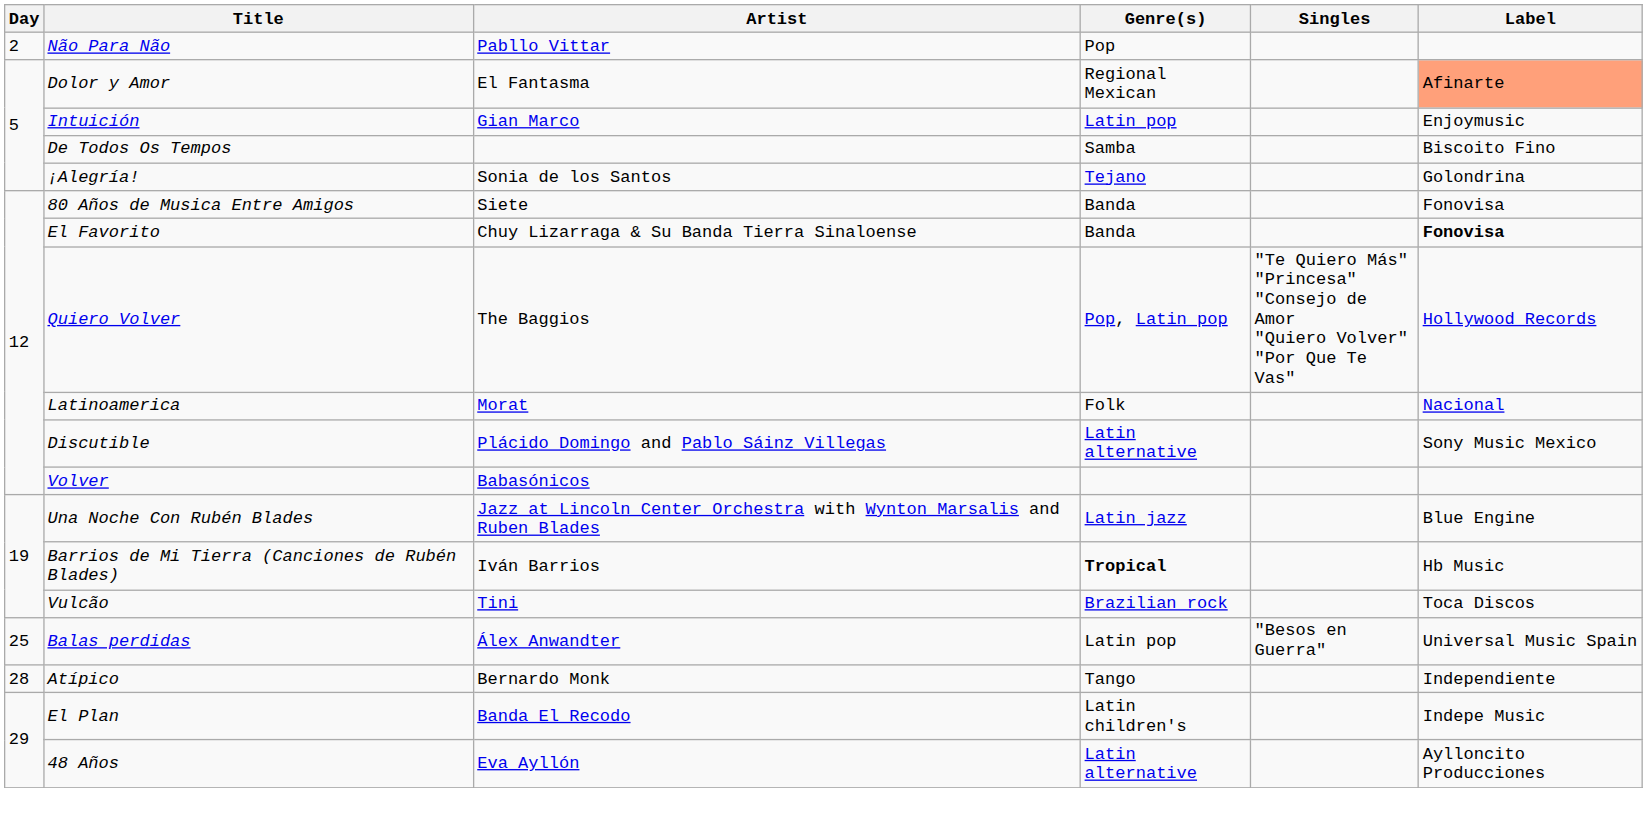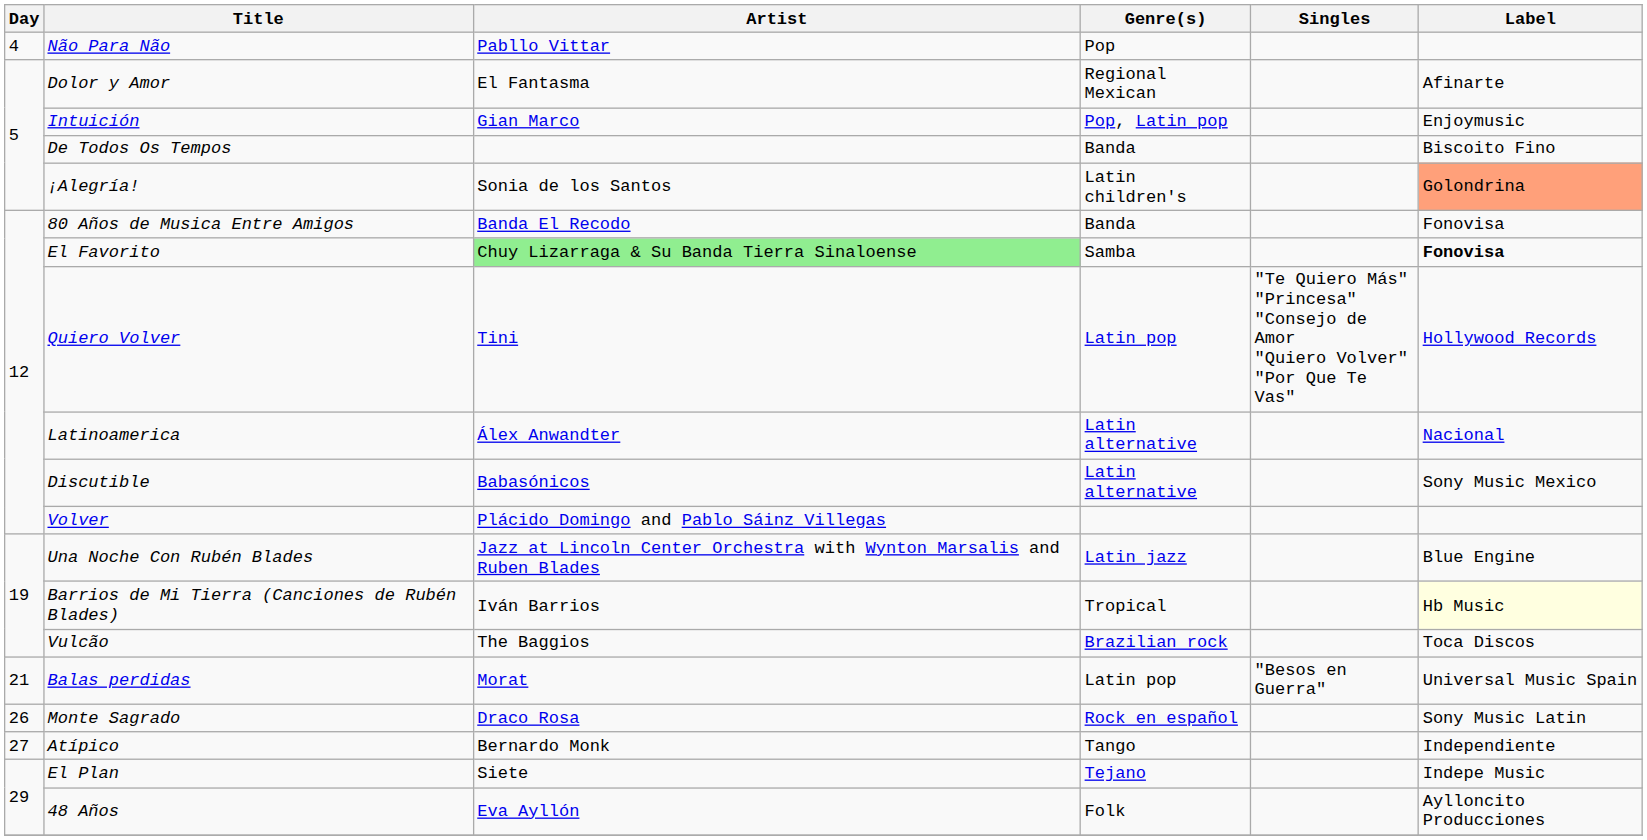(14, 46) 2 -> (14, 46) 4
(1464, 84) lightsalmon background -> (1464, 84) no background
(1131, 121) Latin pop -> (1156, 121) Pop, Latin pop
(1110, 149) Samba -> (1110, 149) Banda
(1115, 177) Tejano -> (1136, 187) Latin children's
(1474, 177) no background -> (1474, 187) lightsalmon background
(503, 205) Siete -> (554, 224) Banda El Recodo
(697, 232) no background -> (697, 252) lightgreen background
(1110, 232) Banda -> (1110, 252) Samba
(533, 319) The Baggios -> (498, 339) Tini
(1156, 319) Pop, Latin pop -> (1131, 339) Latin pop
(503, 406) Morat -> (549, 435) Álex Anwandter
(1105, 406) Folk -> (1141, 435) Latin alternative
(682, 443) Plácido Domingo and Pablo Sáinz Villegas -> (533, 483) Babasónicos
(533, 481) Babasónicos -> (682, 520) Plácido Domingo and Pablo Sáinz Villegas
(1125, 566) bold -> (1125, 605) normal
(1464, 566) no background -> (1464, 605) lightyellow background
(498, 604) Tini -> (533, 643) The Baggios
(19, 641) 25 -> (19, 680) 21
(549, 641) Álex Anwandter -> (503, 680) Morat
+ row: (114, 718)
(19, 679) 28 -> (19, 746) 27
(554, 716) Banda El Recodo -> (503, 774) Siete
(1136, 716) Latin children's -> (1115, 774) Tejano
(1141, 764) Latin alternative -> (1105, 811) Folk
